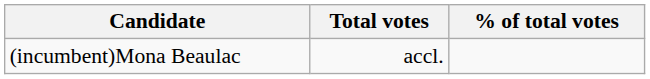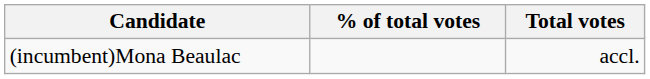columns swapped: (379, 21) <-> (547, 21)
